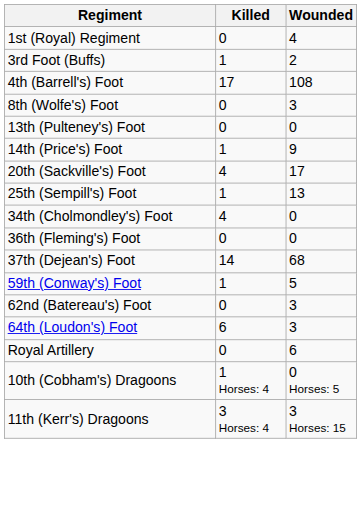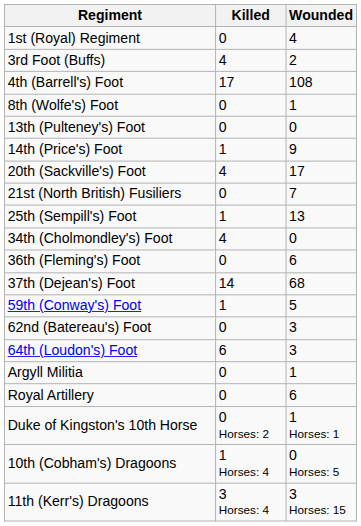(223, 60) 1 -> (223, 60) 4
(293, 104) 3 -> (293, 104) 1
+ row: (95, 194)
(293, 238) 0 -> (293, 261) 6
+ row: (45, 372)
+ row: (103, 425)
